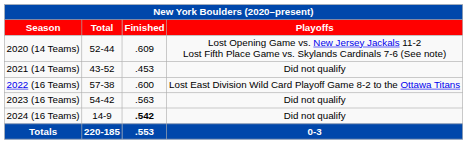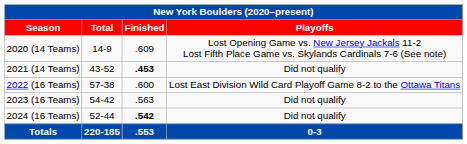(102, 48) 52-44 -> (102, 48) 14-9
(144, 69) normal -> (144, 69) bold
(102, 116) 14-9 -> (102, 116) 52-44
